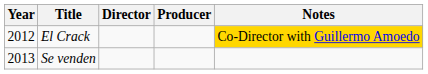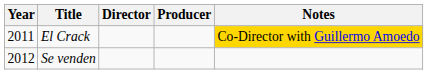(21, 36) 2012 -> (21, 36) 2011
(21, 58) 2013 -> (21, 58) 2012
